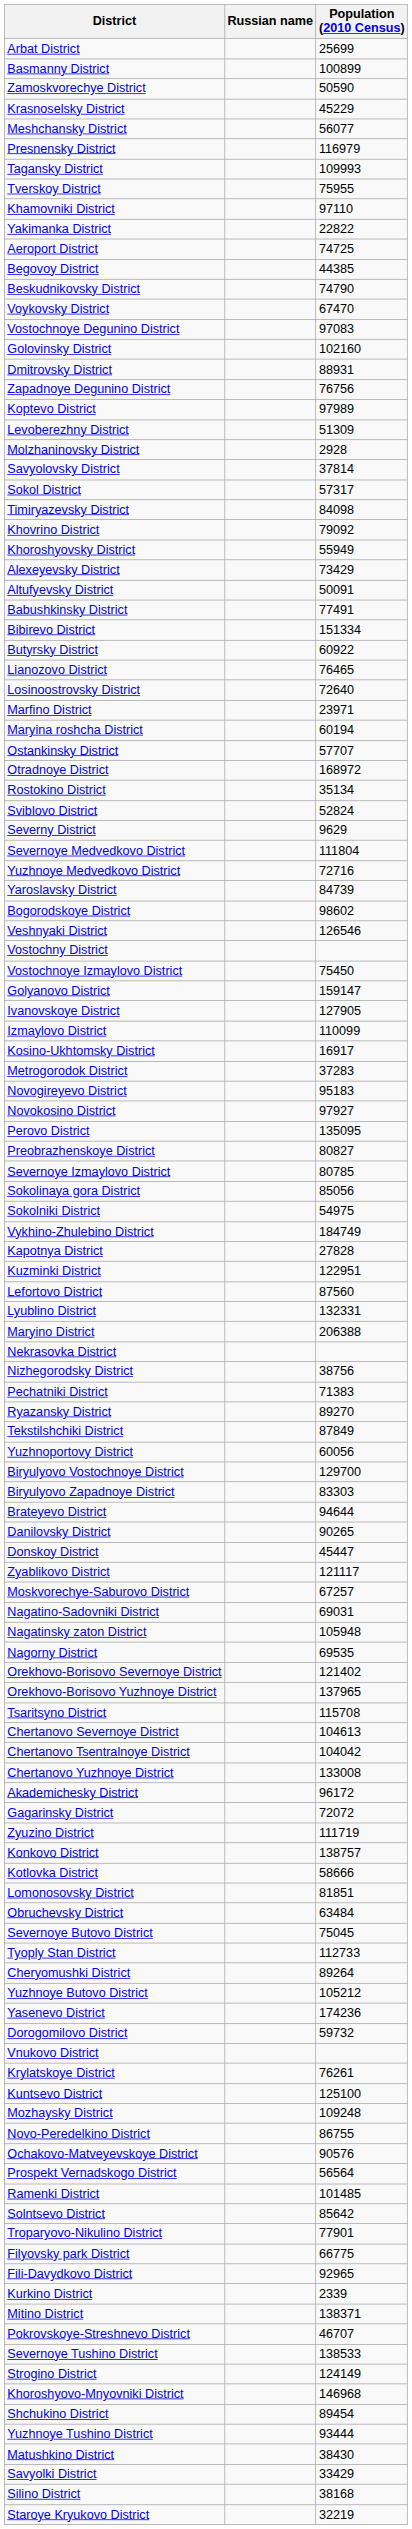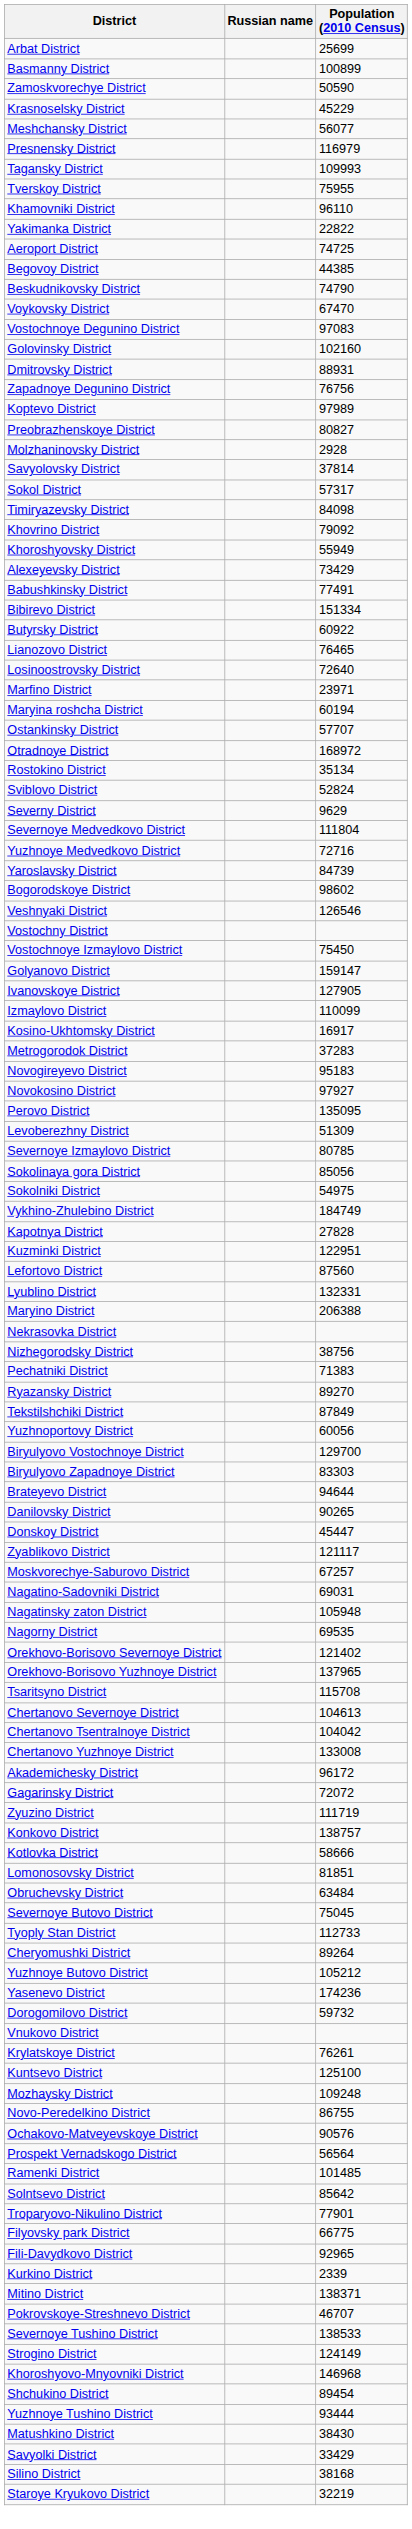(336, 209) 97110 -> (336, 209) 96110
rows swapped: (68, 429) <-> (81, 1151)
- row: (60, 590)
